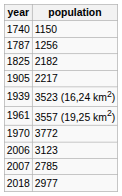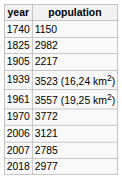- row: (18, 45)
(46, 62) 2182 -> (46, 45) 2982
(46, 150) 3123 -> (46, 133) 3121
